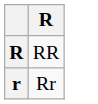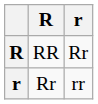+ column: (78, 20)
